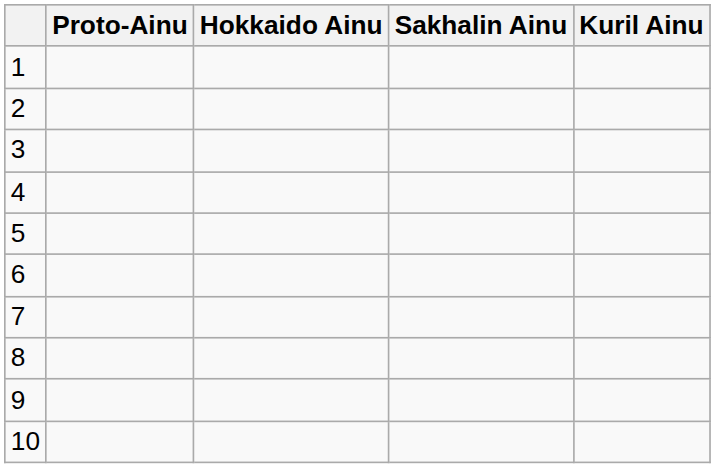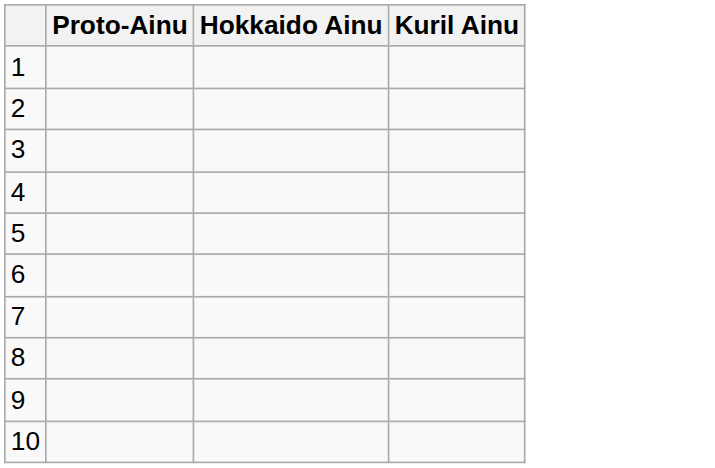- column: (481, 25)
